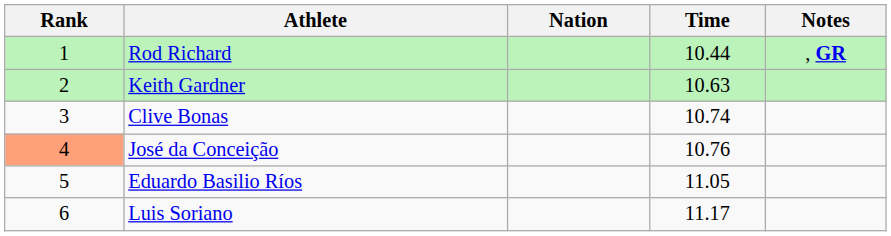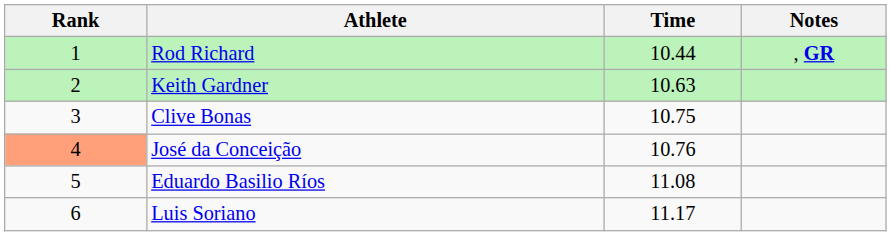- column: (578, 20)
(707, 117) 10.74 -> (673, 117) 10.75
(707, 181) 11.05 -> (673, 181) 11.08
